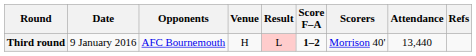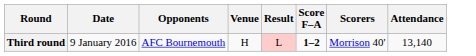- column: (459, 19)
(417, 42) 13,440 -> (417, 42) 13,140
